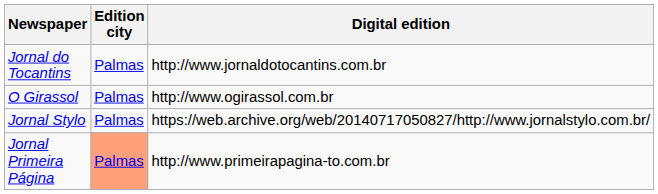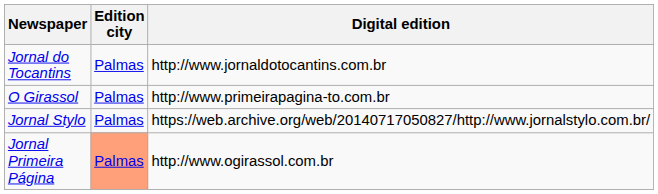(242, 96) http://www.ogirassol.com.br -> (271, 96) http://www.primeirapagina-to.com.br
(271, 160) http://www.primeirapagina-to.com.br -> (242, 160) http://www.ogirassol.com.br
